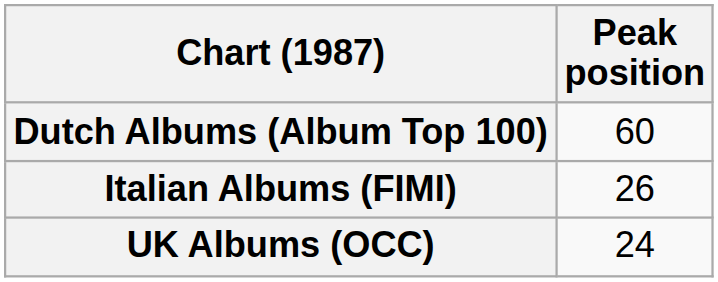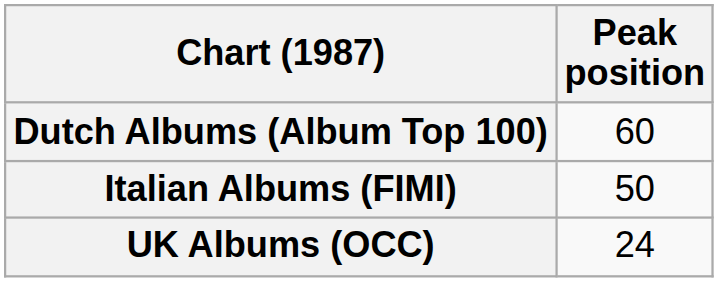(635, 188) 26 -> (635, 188) 50
